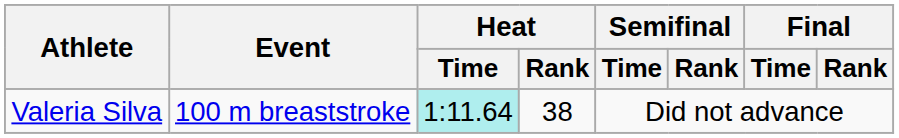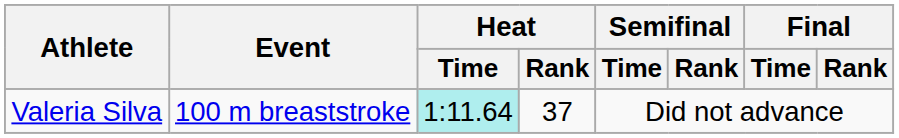(557, 112) 38 -> (557, 112) 37
